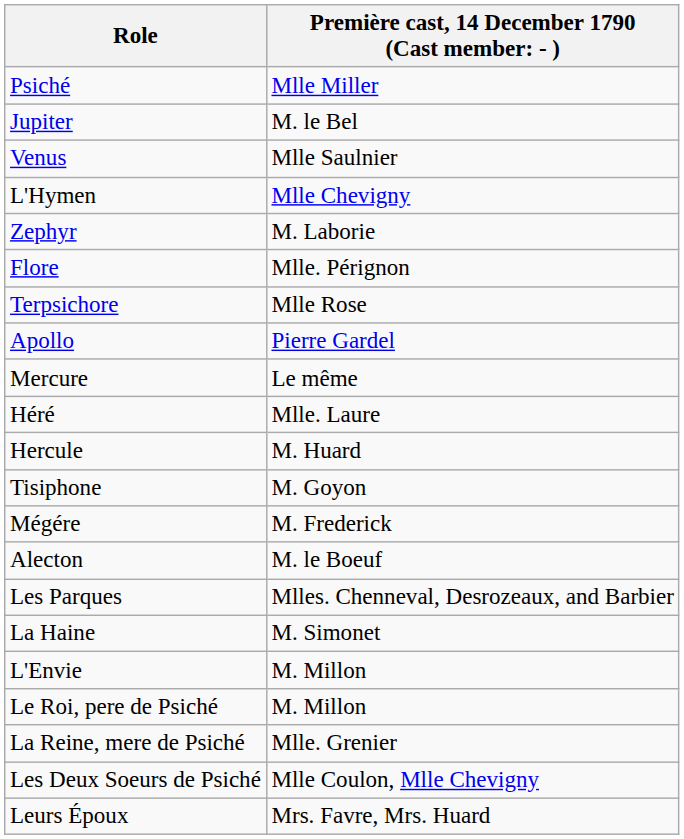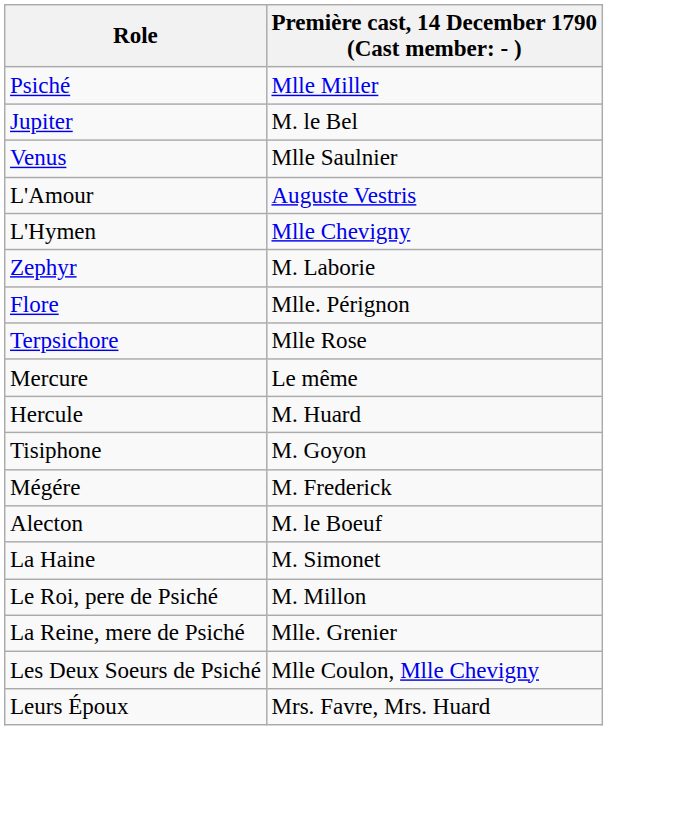+ row: (52, 194)
- row: (42, 341)
- row: (32, 414)
- row: (66, 596)
- row: (46, 669)
